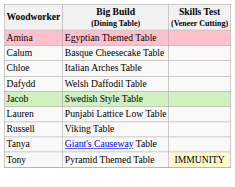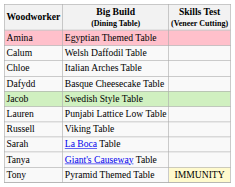(114, 53) Basque Cheesecake Table -> (106, 53) Welsh Daffodil Table
(106, 83) Welsh Daffodil Table -> (114, 83) Basque Cheesecake Table
+ row: (17, 144)
